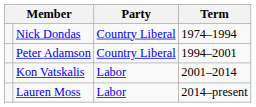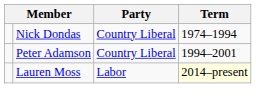- row: (50, 72)
(215, 92) no background -> (215, 72) lightyellow background
